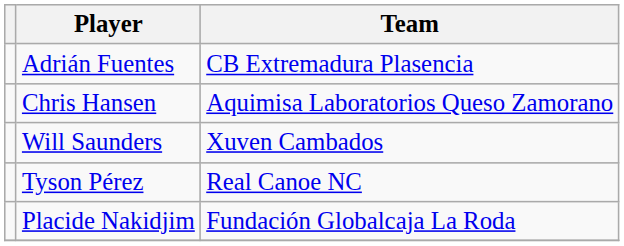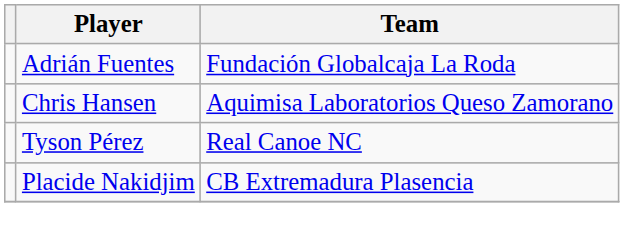(340, 63) CB Extremadura Plasencia -> (361, 63) Fundación Globalcaja La Roda
- row: (92, 142)
(361, 220) Fundación Globalcaja La Roda -> (340, 181) CB Extremadura Plasencia
